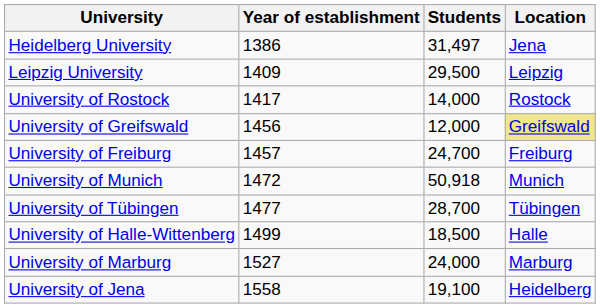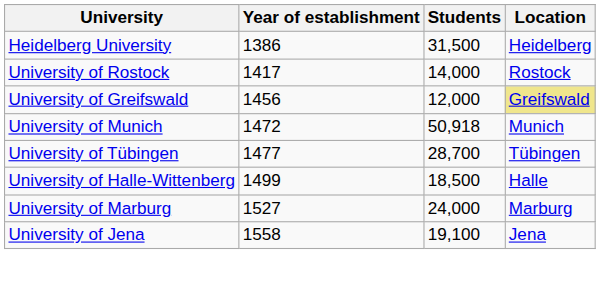(454, 45) 31,497 -> (454, 45) 31,500
(527, 45) Jena -> (550, 45) Heidelberg
- row: (76, 72)
- row: (90, 153)
(550, 289) Heidelberg -> (527, 235) Jena
